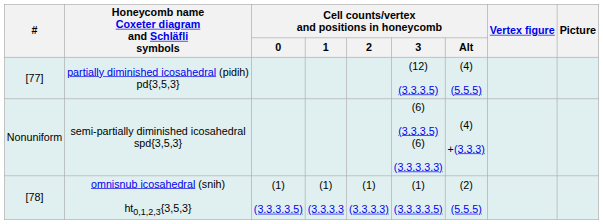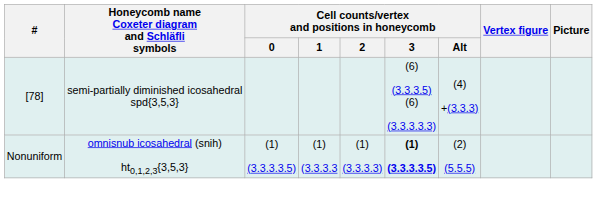- row: (158, 78)
(35, 137) Nonuniform -> (35, 96) [78]
(35, 197) [78] -> (35, 156) Nonuniform
(418, 197) normal -> (412, 156) bold
